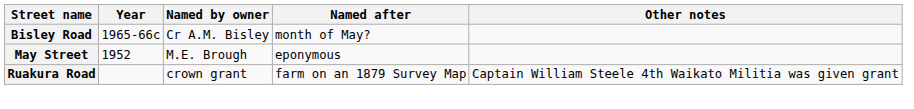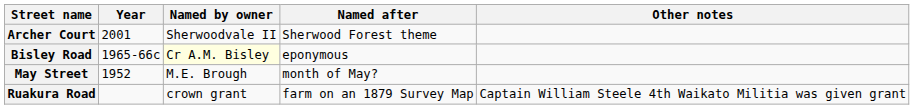+ row: (52, 34)
(218, 34) no background -> (218, 54) lightyellow background
(323, 34) month of May? -> (315, 54) eponymous
(308, 54) eponymous -> (330, 74) month of May?
